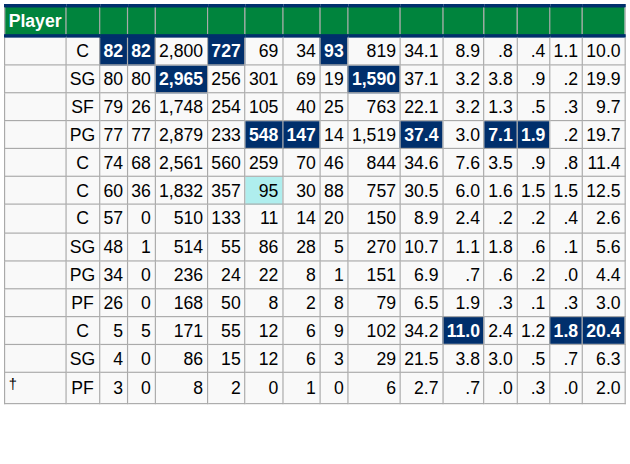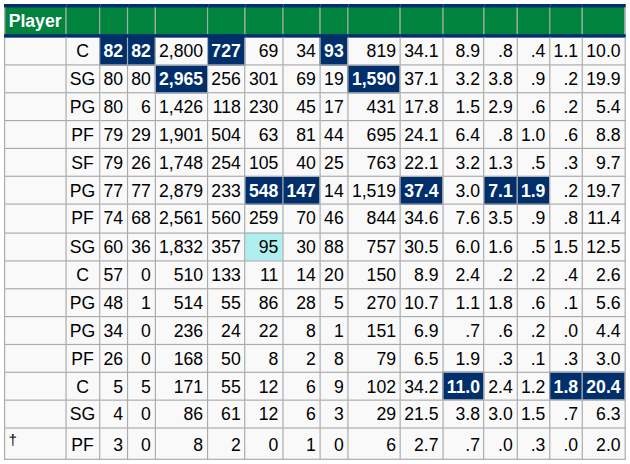+ row: (113, 107)
+ row: (113, 135)
(82, 163) C -> (83, 219) PF
(82, 191) C -> (83, 247) SG
(533, 191) 1.5 -> (538, 247) .5
(83, 247) SG -> (83, 302) PG
(231, 358) 15 -> (231, 414) 61
(538, 358) .5 -> (533, 414) 1.5
